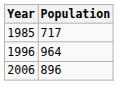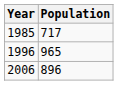(51, 52) 964 -> (51, 52) 965
